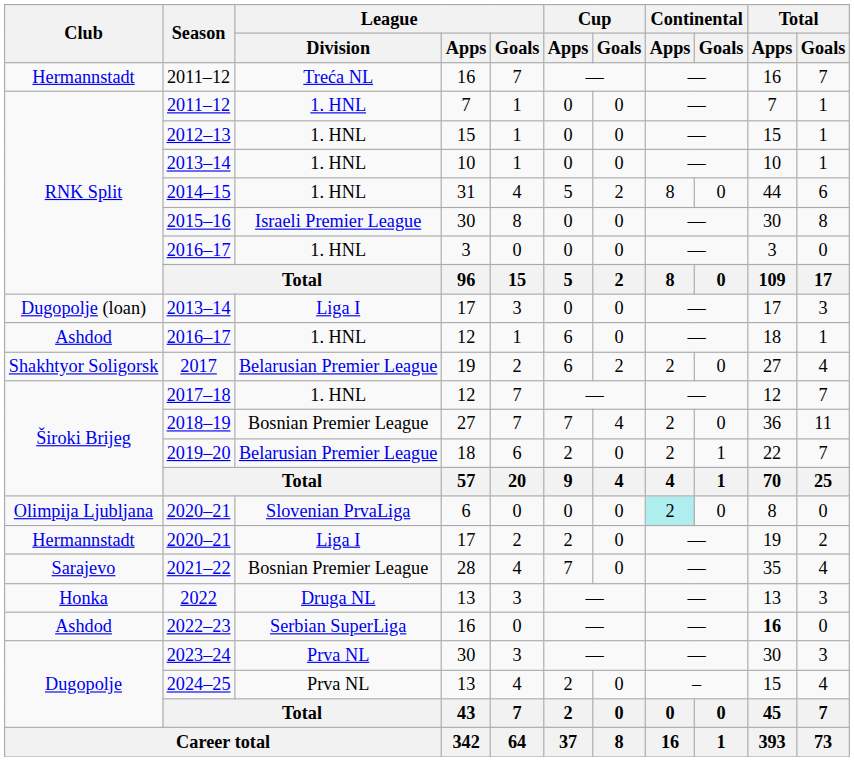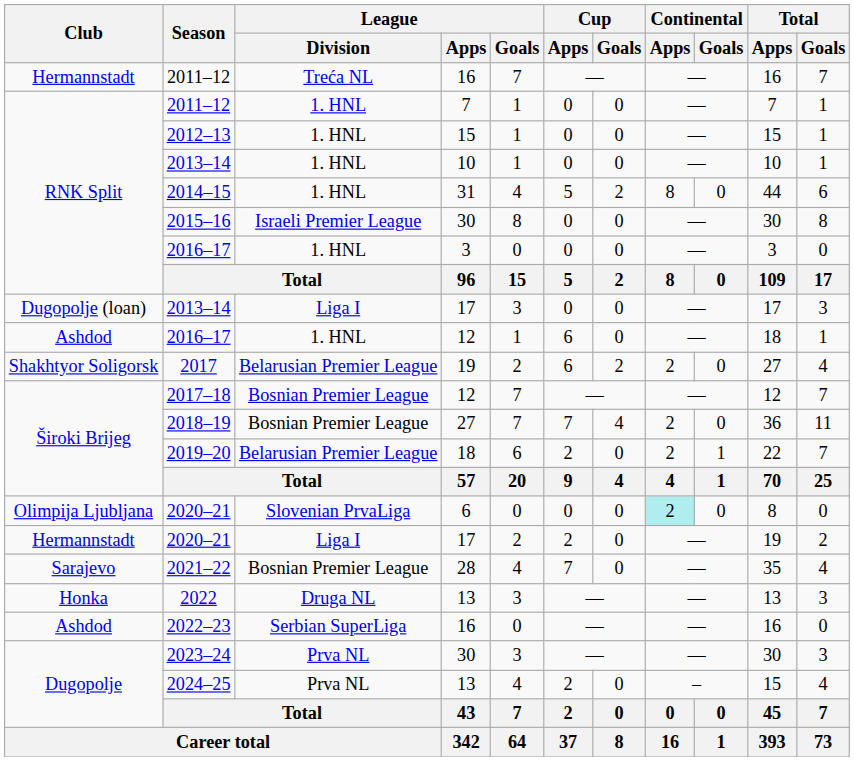(338, 395) 1. HNL -> (338, 395) Bosnian Premier League
(772, 626) bold -> (772, 626) normal
